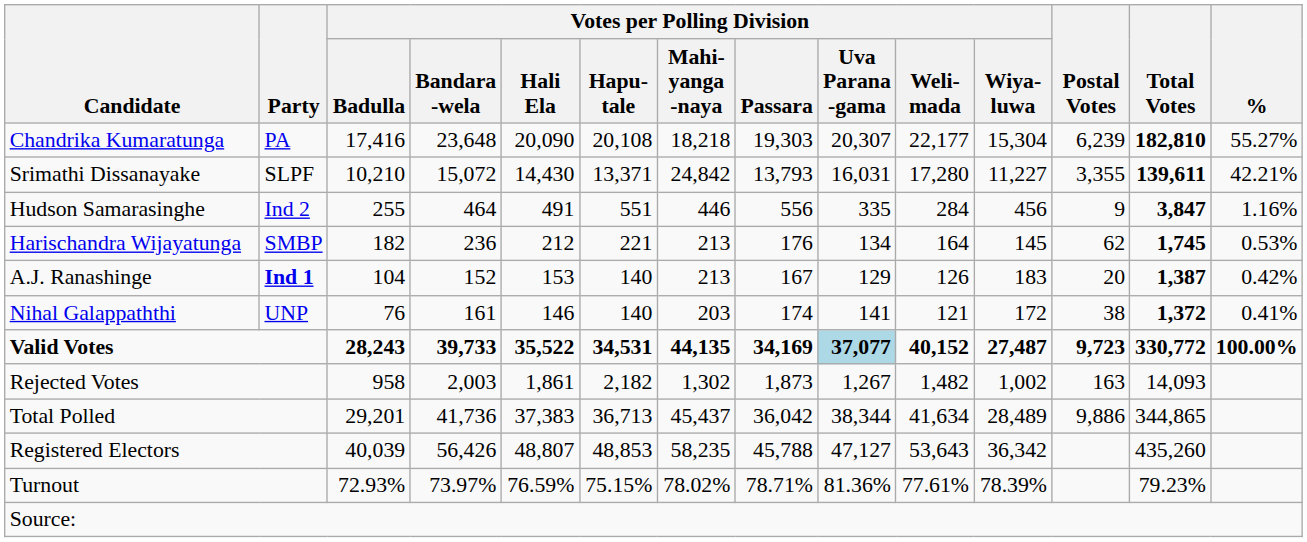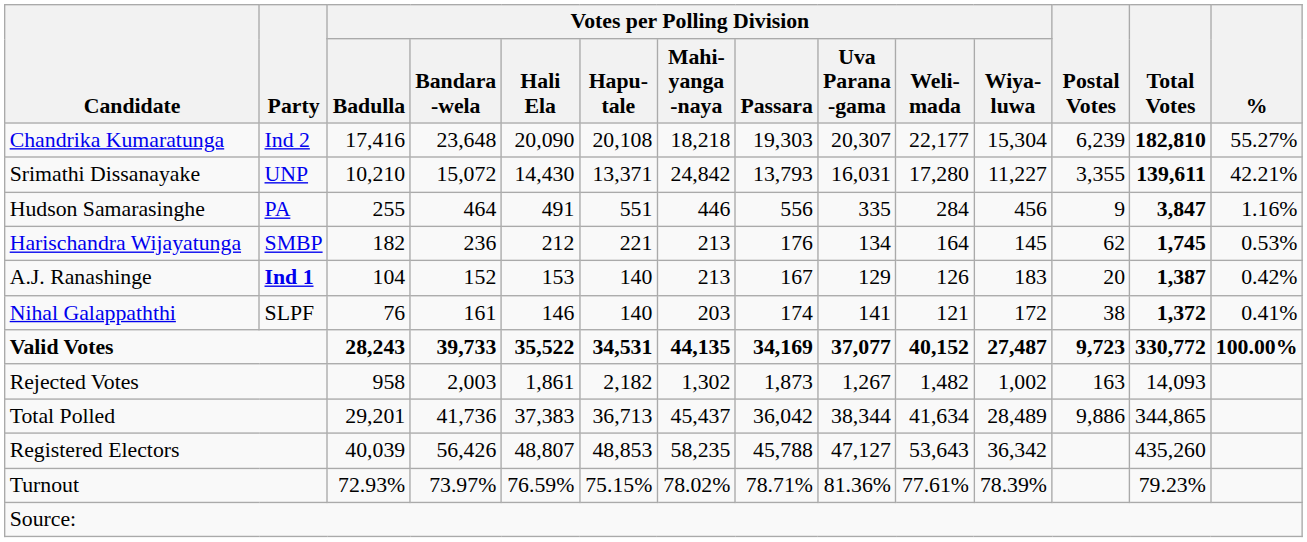(277, 139) PA -> (287, 139) Ind 2
(289, 174) SLPF -> (286, 174) UNP
(287, 208) Ind 2 -> (277, 208) PA
(286, 312) UNP -> (289, 312) SLPF
(861, 346) lightblue background -> (861, 346) no background
